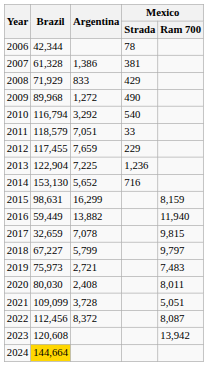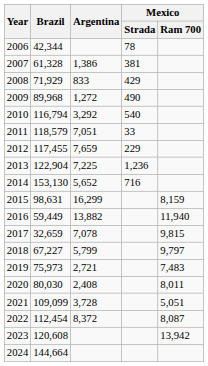(50, 319) 112,456 -> (50, 319) 112,454
(51, 353) gold background -> (51, 353) no background
